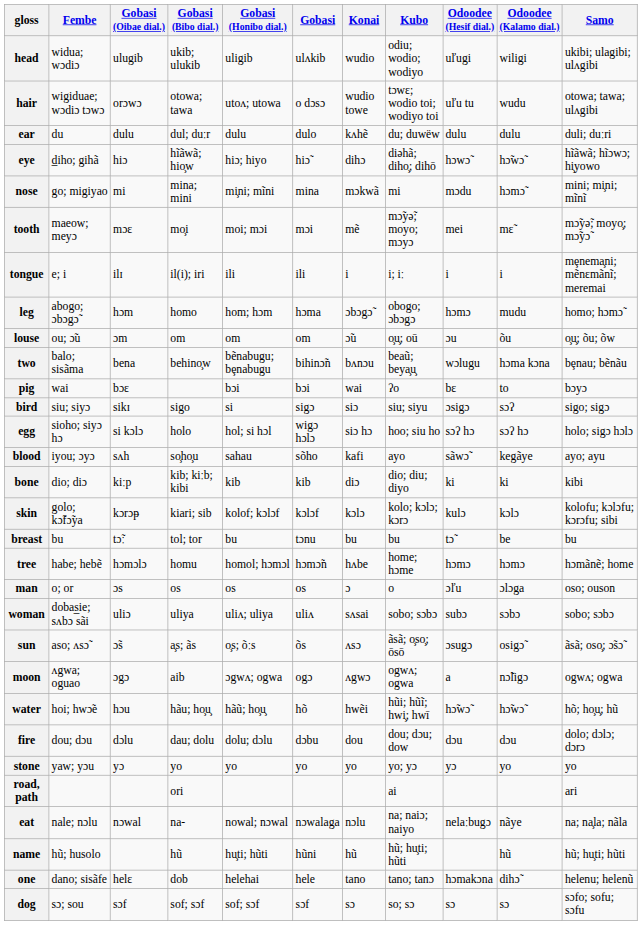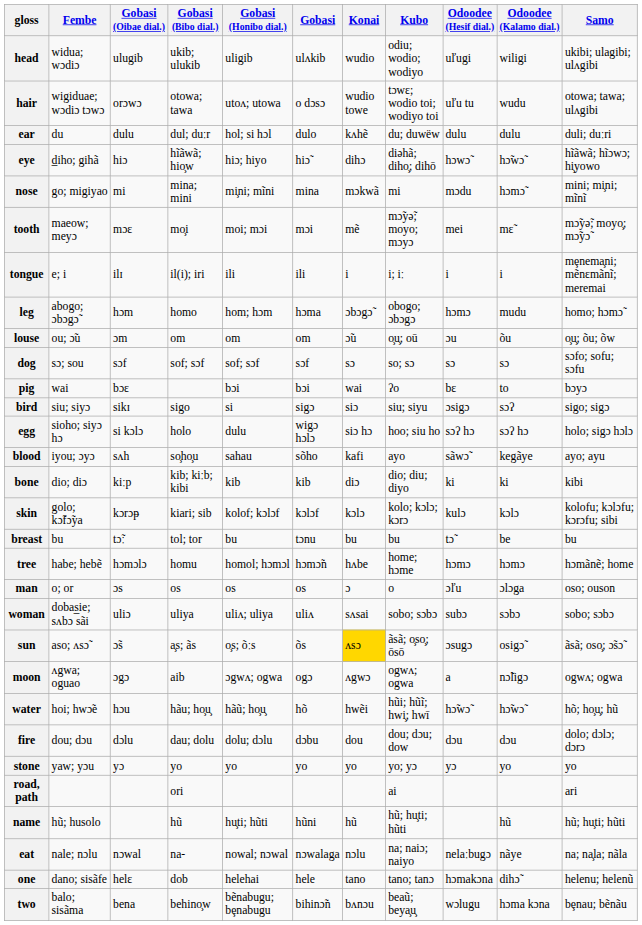(236, 135) dulu -> (248, 135) hol; si hɔl
rows swapped: (27, 904) <-> (27, 363)
(248, 431) hol; si hɔl -> (236, 431) dulu
(353, 645) no background -> (353, 645) gold background
rows swapped: (27, 854) <-> (27, 822)
